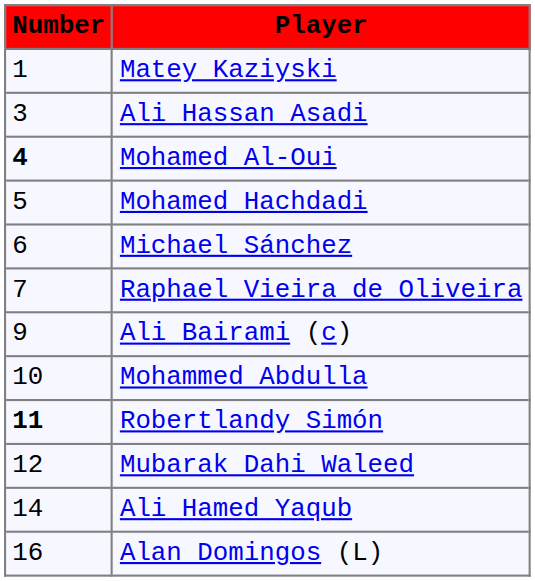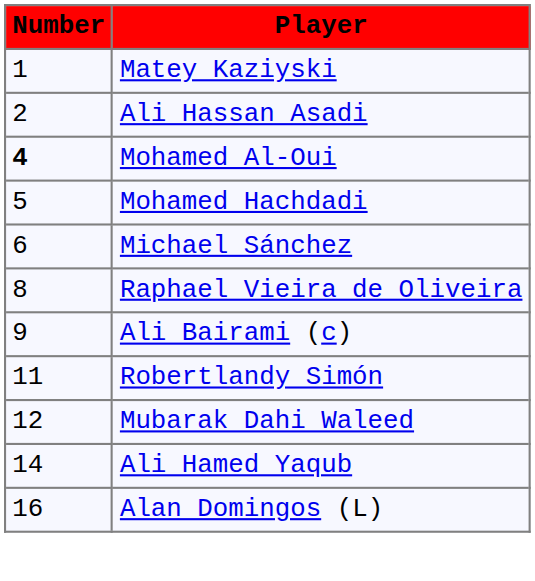(20, 115) 3 -> (20, 115) 2
(20, 290) 7 -> (20, 290) 8
- row: (244, 378)
(28, 422) bold -> (28, 378) normal
